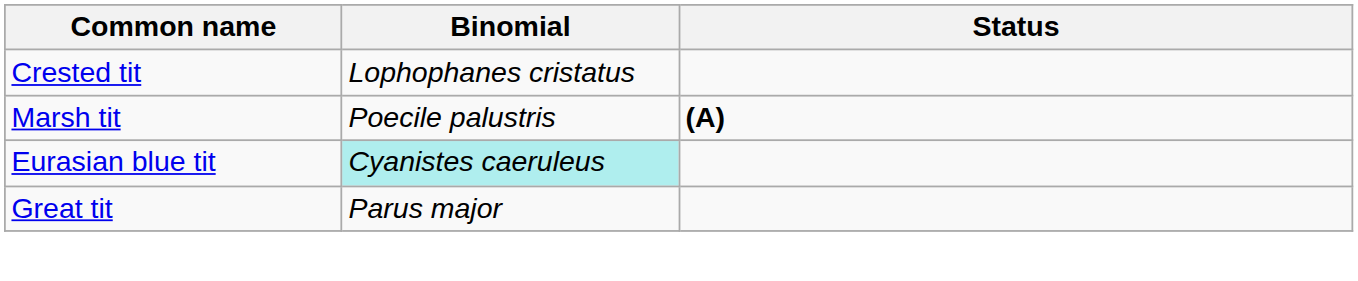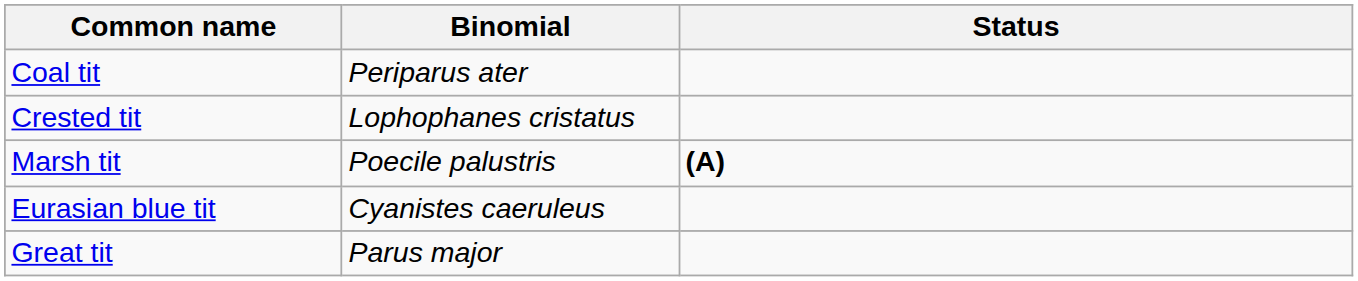+ row: (56, 72)
(477, 162) paleturquoise background -> (477, 207) no background
